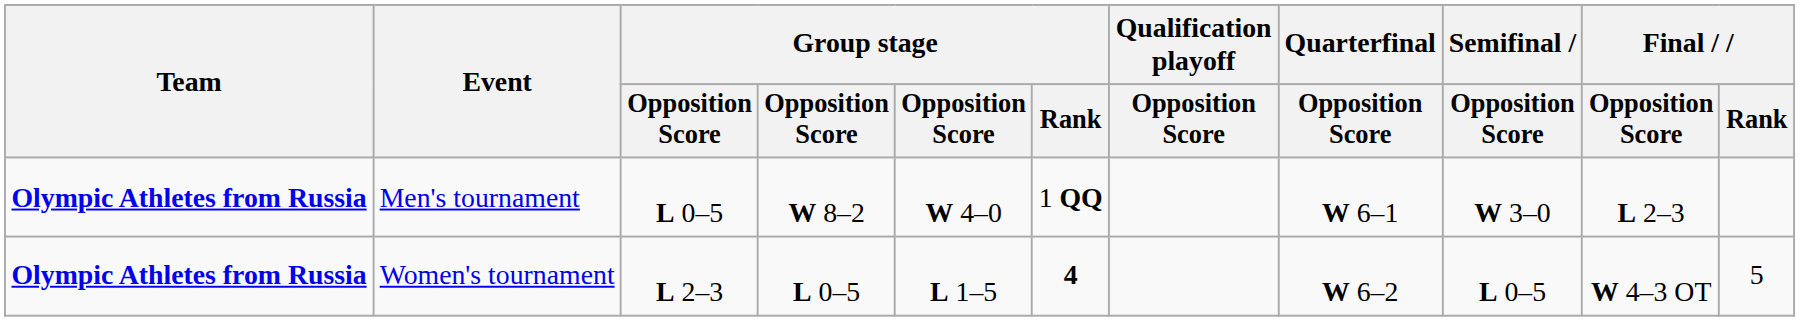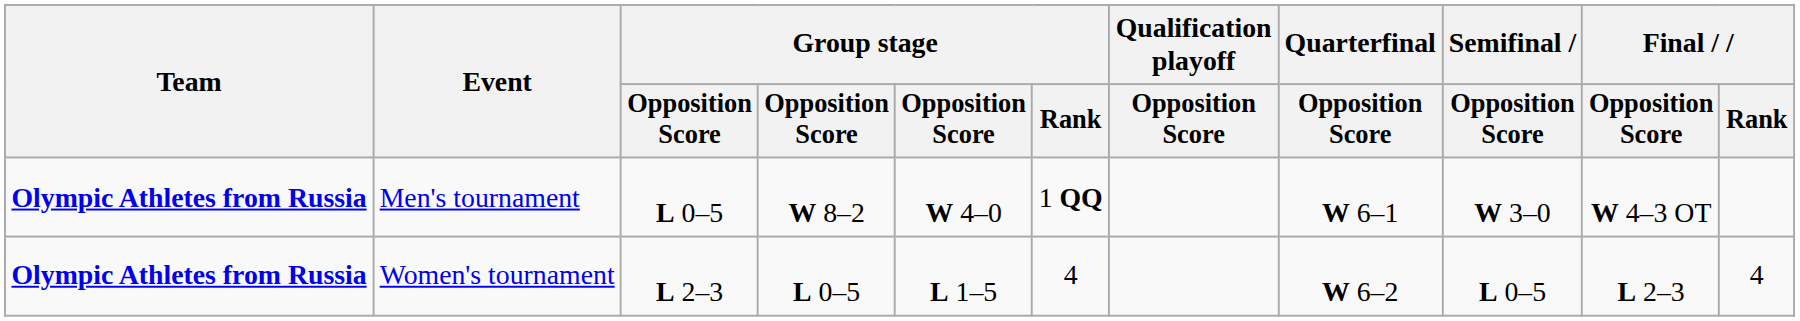(1651, 213) L 2–3 -> (1651, 213) W 4–3 OT
(1071, 275) bold -> (1071, 275) normal
(1651, 292) W 4–3 OT -> (1651, 292) L 2–3
(1757, 275) 5 -> (1757, 275) 4
